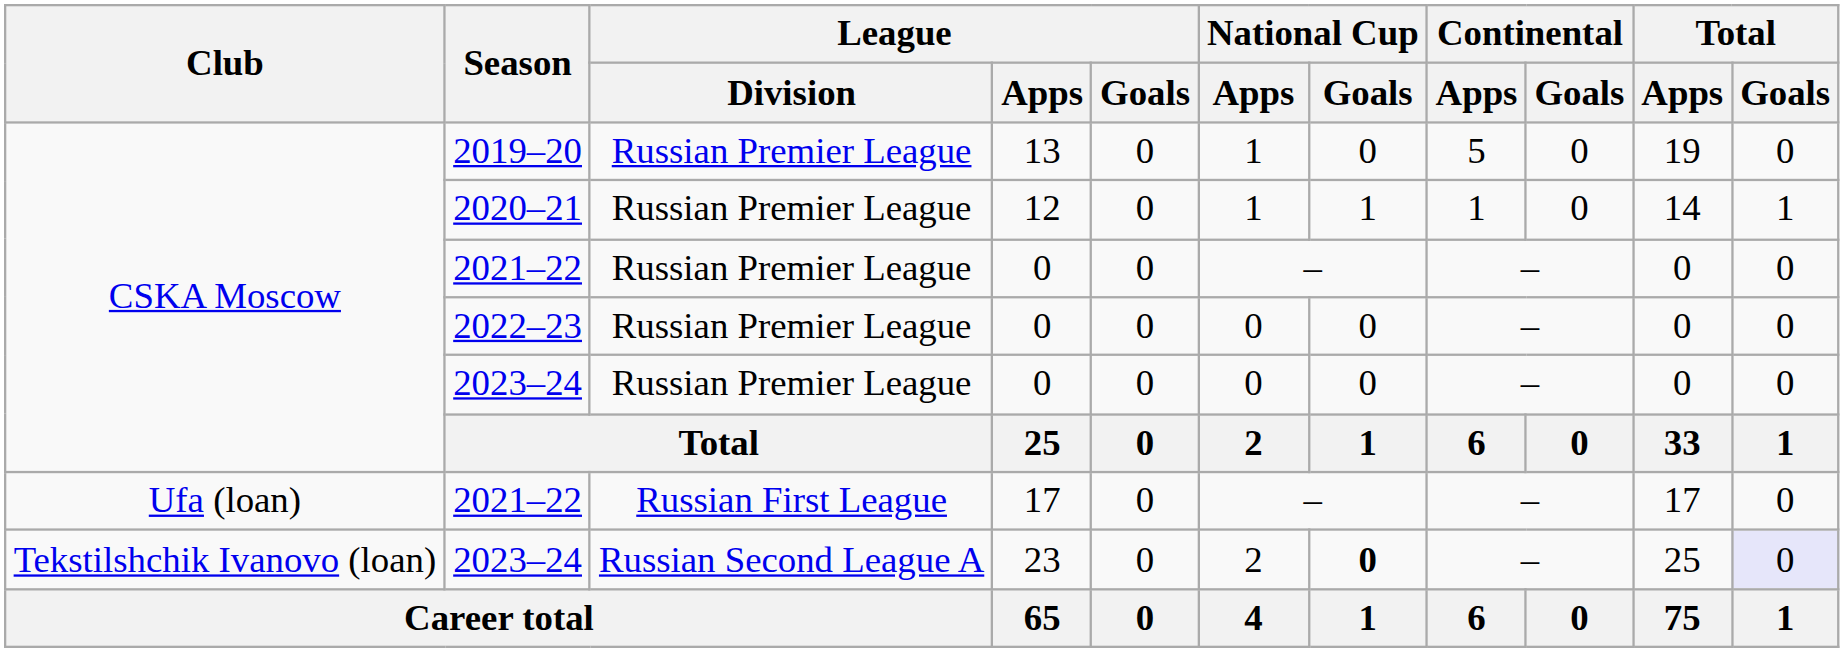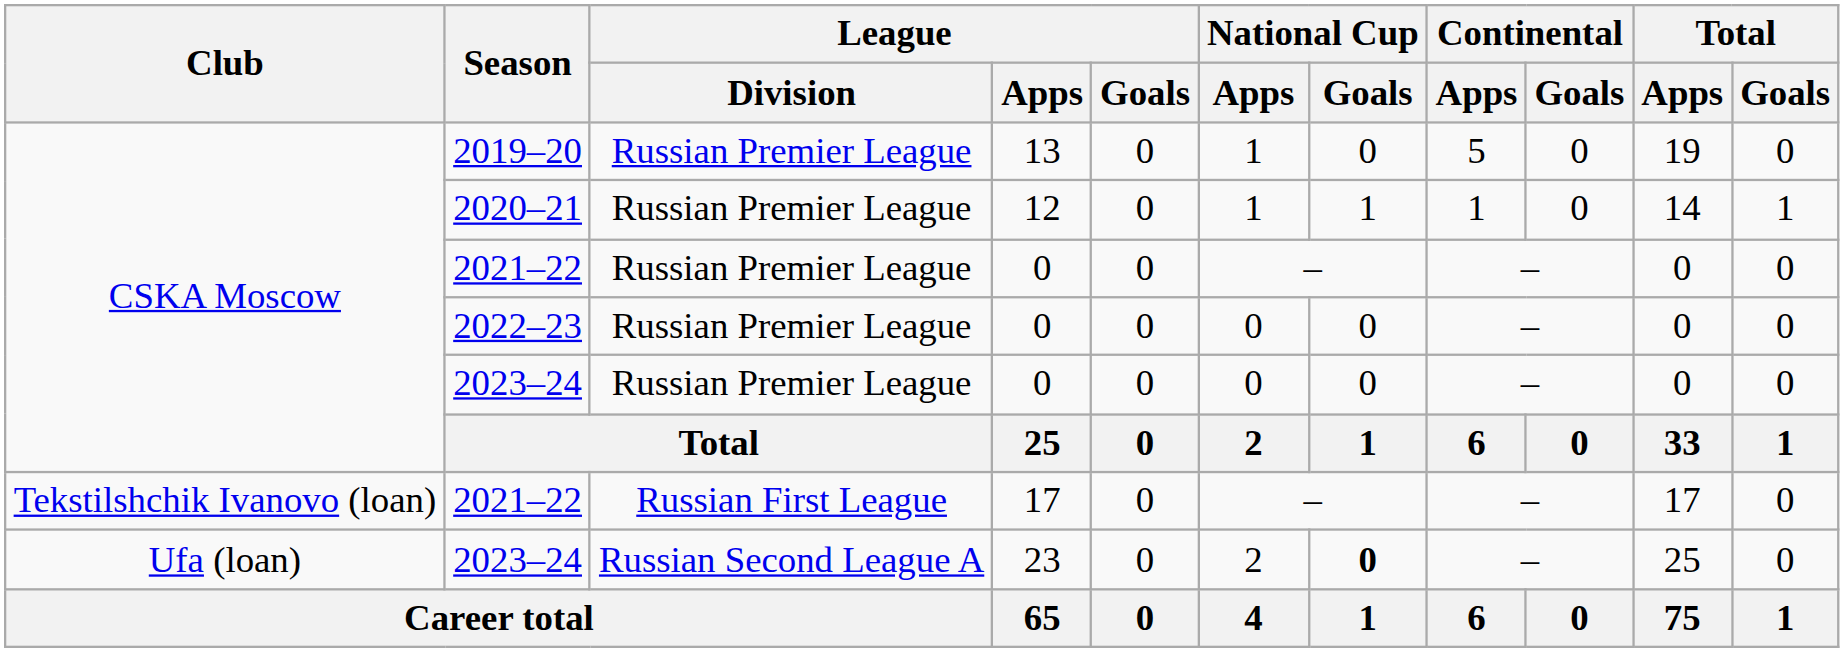(225, 500) Ufa (loan) -> (225, 500) Tekstilshchik Ivanovo (loan)
(225, 558) Tekstilshchik Ivanovo (loan) -> (225, 558) Ufa (loan)
(1785, 558) lavender background -> (1785, 558) no background
